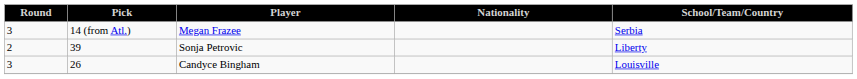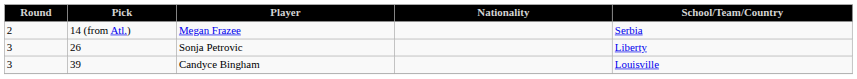(10, 30) 3 -> (10, 30) 2
(10, 47) 2 -> (10, 47) 3
(75, 47) 39 -> (75, 47) 26
(75, 64) 26 -> (75, 64) 39
